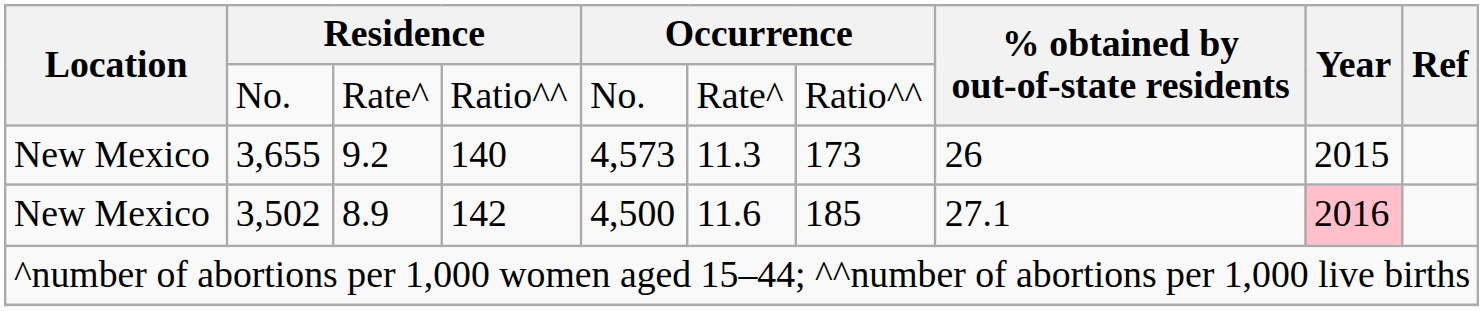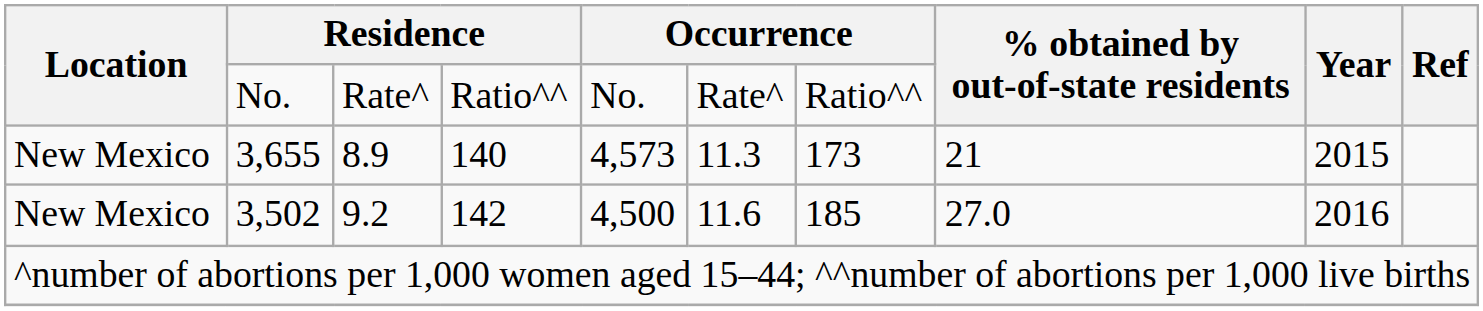(366, 154) 9.2 -> (366, 154) 8.9
(964, 154) 26 -> (964, 154) 21
(366, 214) 8.9 -> (366, 214) 9.2
(978, 214) 27.1 -> (978, 214) 27.0
(1352, 214) pink background -> (1352, 214) no background
